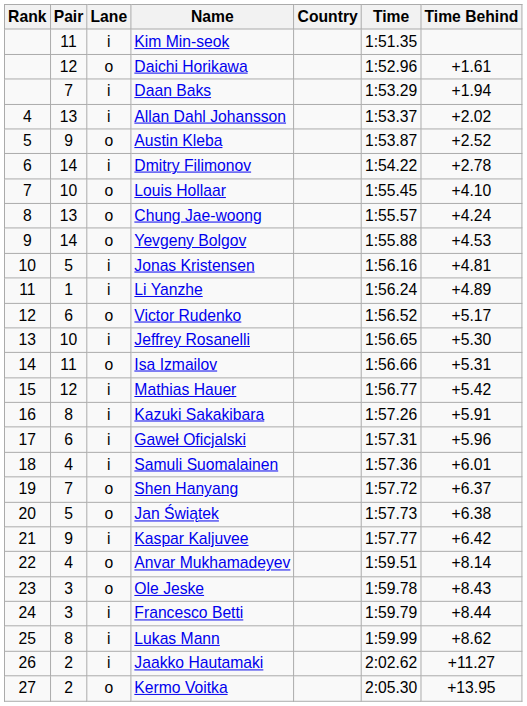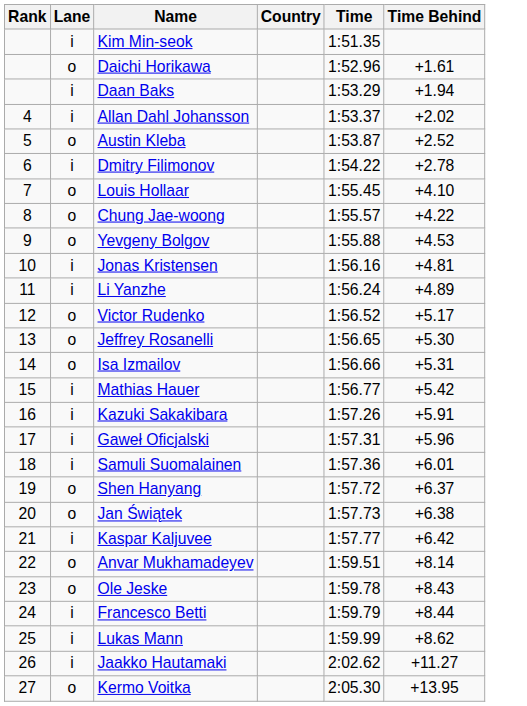- column: (68, 16)
(471, 215) +4.24 -> (435, 215) +4.22
(109, 340) i -> (72, 340) o
